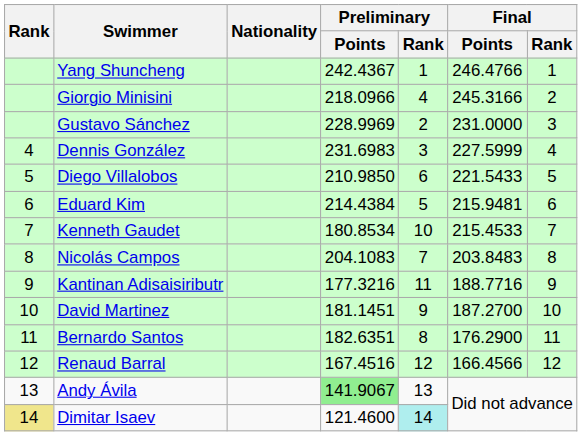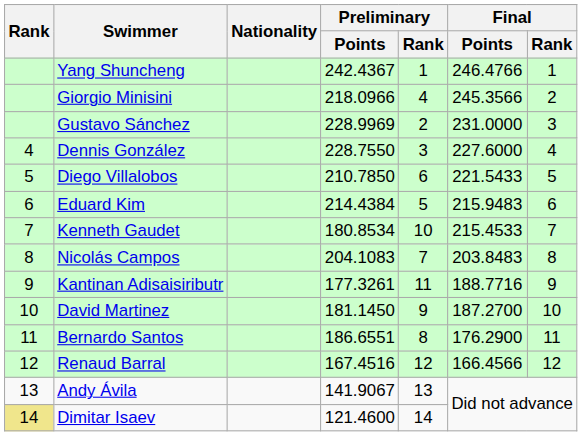(487, 97) 245.3166 -> (487, 97) 245.3566
(360, 151) 231.6983 -> (360, 151) 228.7550
(487, 151) 227.5999 -> (487, 151) 227.6000
(360, 177) 210.9850 -> (360, 177) 210.7850
(487, 204) 215.9481 -> (487, 204) 215.9483
(360, 284) 177.3216 -> (360, 284) 177.3261
(360, 310) 181.1451 -> (360, 310) 181.1450
(360, 337) 182.6351 -> (360, 337) 186.6551
(360, 390) lightgreen background -> (360, 390) no background
(423, 417) paleturquoise background -> (423, 417) no background
